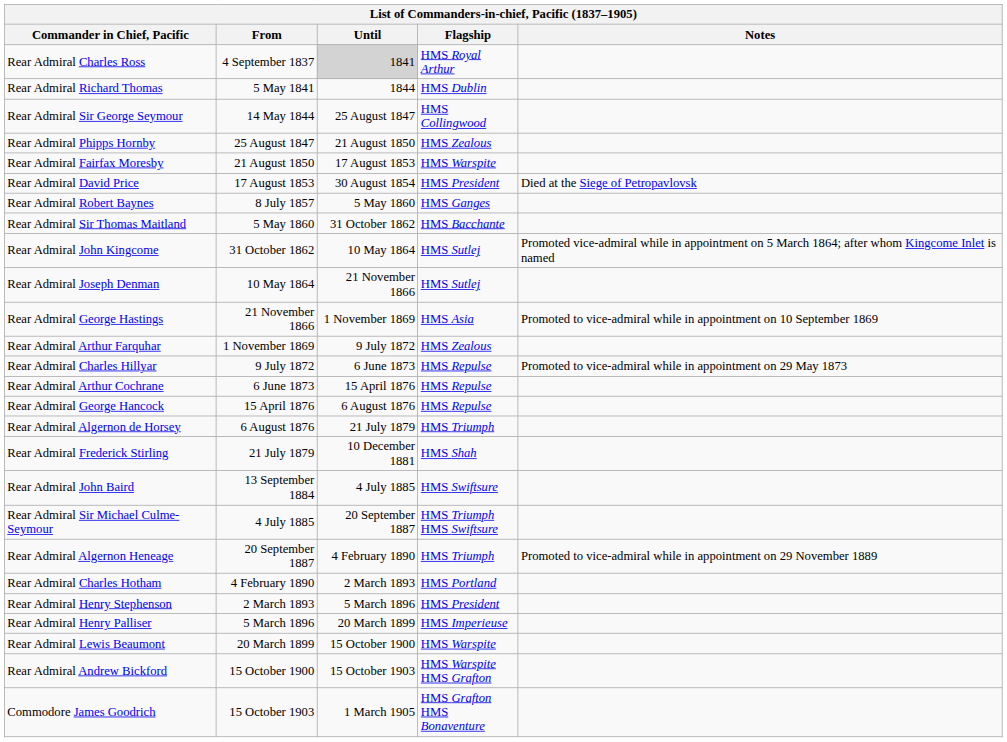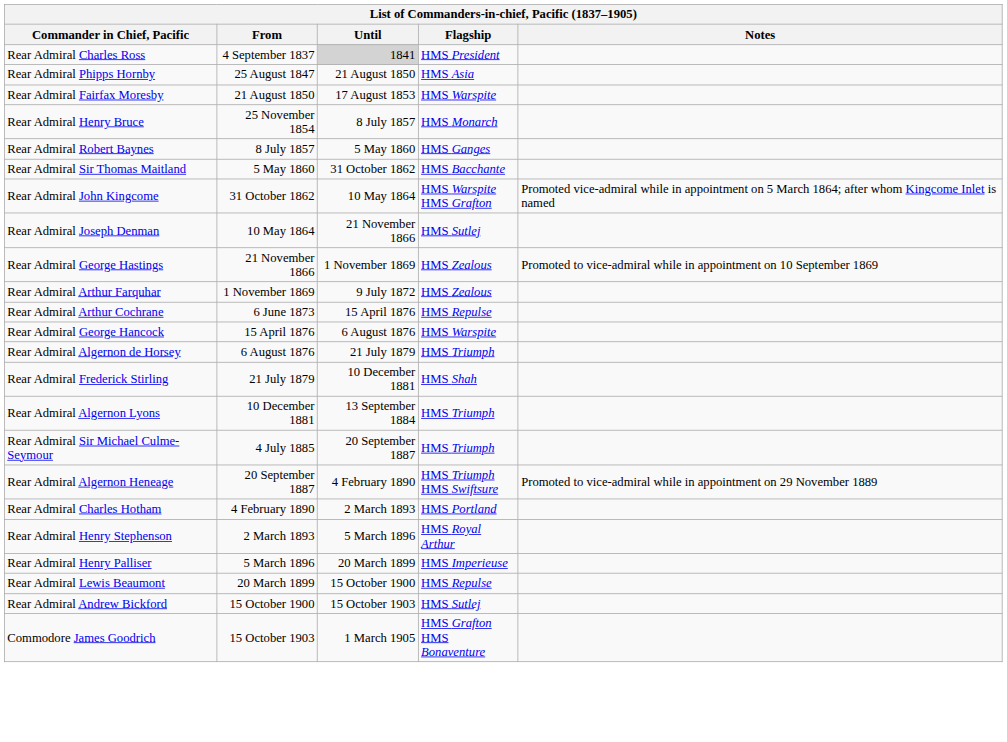(451, 61) HMS Royal Arthur -> (460, 54) HMS President
- row: (85, 88)
- row: (95, 116)
(456, 143) HMS Zealous -> (448, 74) HMS Asia
- row: (73, 183)
+ row: (76, 121)
(450, 250) HMS Sutlej -> (459, 196) HMS Warspite HMS Grafton
(447, 319) HMS Asia -> (456, 264) HMS Zealous
- row: (82, 366)
(456, 406) HMS Repulse -> (459, 332) HMS Warspite
+ row: (84, 413)
- row: (71, 487)
(459, 522) HMS Triumph HMS Swiftsure -> (458, 447) HMS Triumph
(458, 556) HMS Triumph -> (460, 482) HMS Triumph HMS Swiftsure
(460, 603) HMS President -> (451, 536) HMS Royal Arthur
(458, 643) HMS Warspite -> (456, 583) HMS Repulse
(458, 670) HMS Warspite HMS Grafton -> (451, 603) HMS Sutlej
